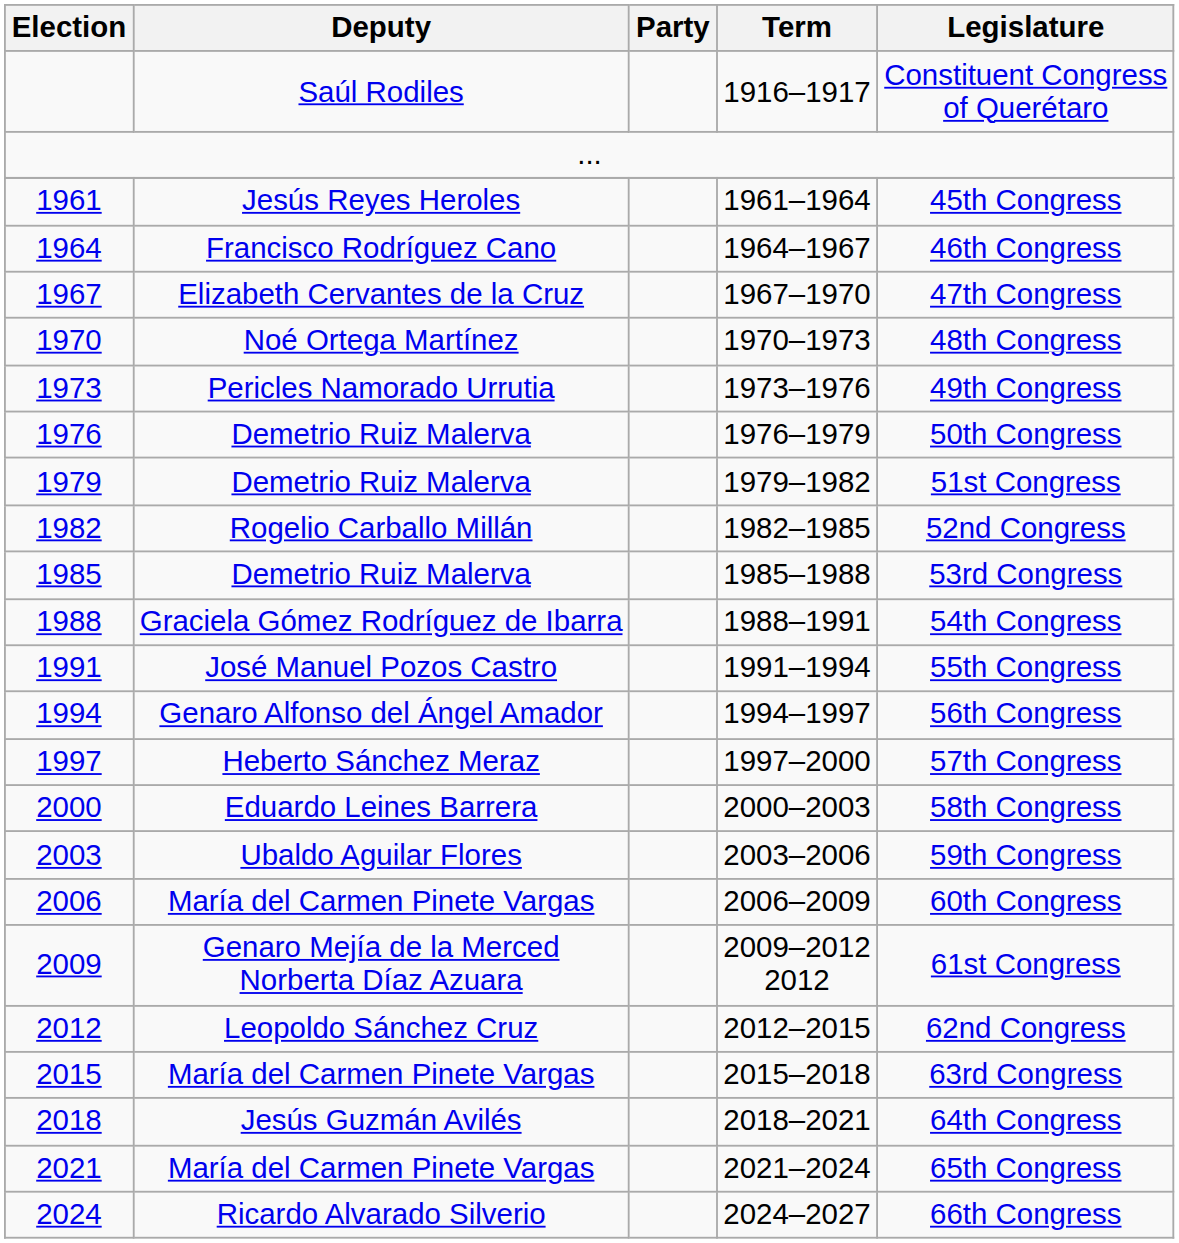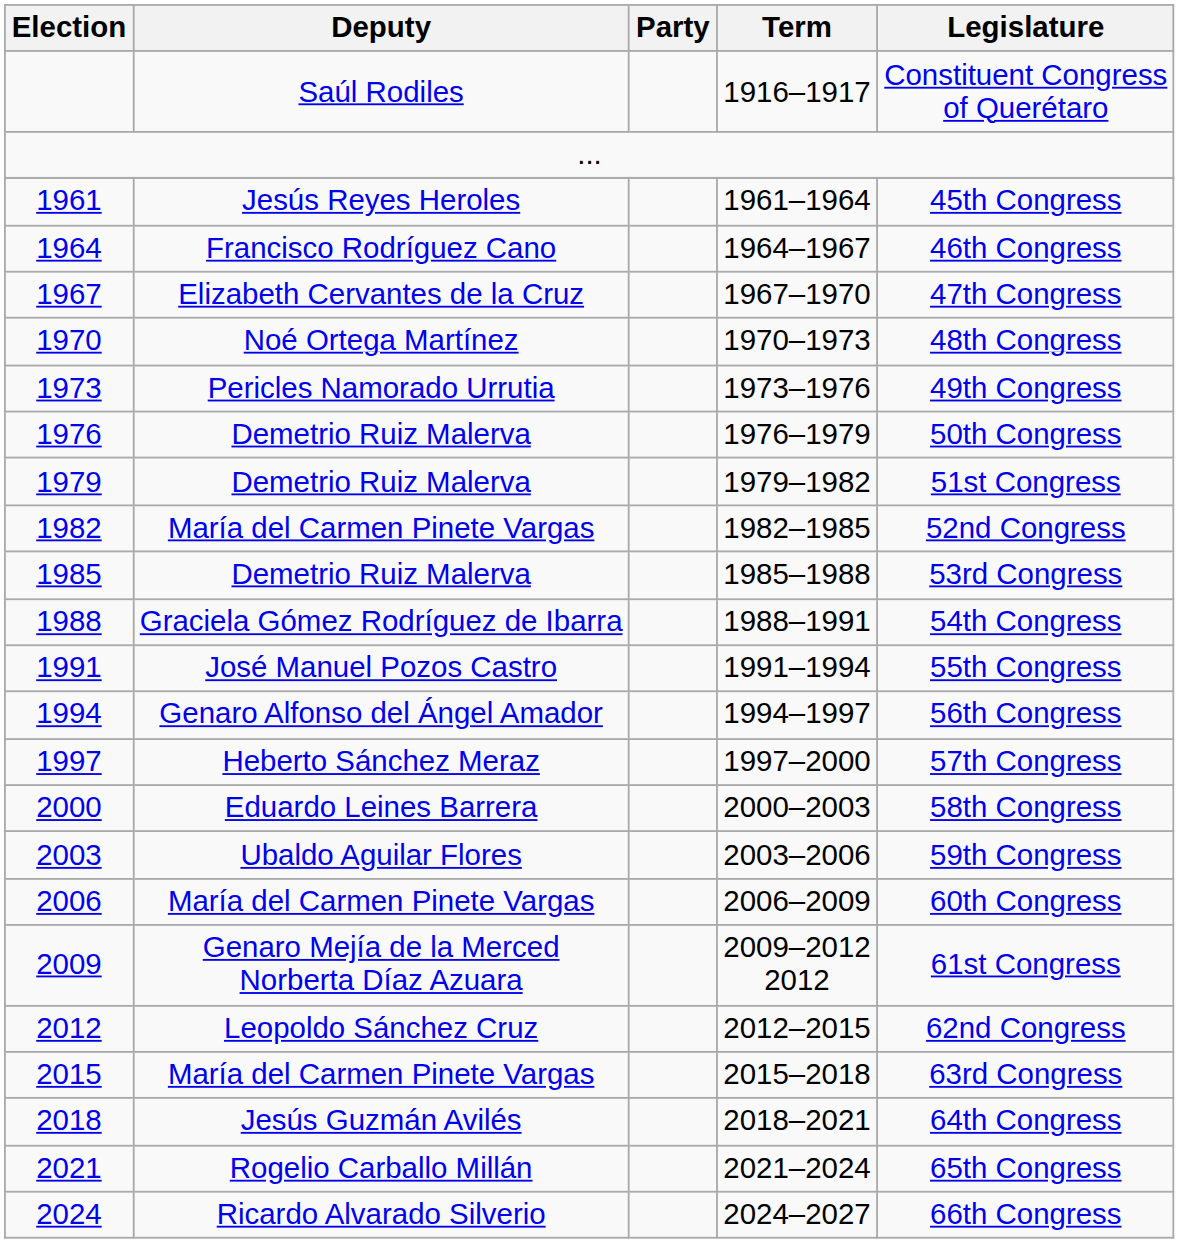(381, 527) Rogelio Carballo Millán -> (381, 527) María del Carmen Pinete Vargas
(381, 1167) María del Carmen Pinete Vargas -> (381, 1167) Rogelio Carballo Millán
